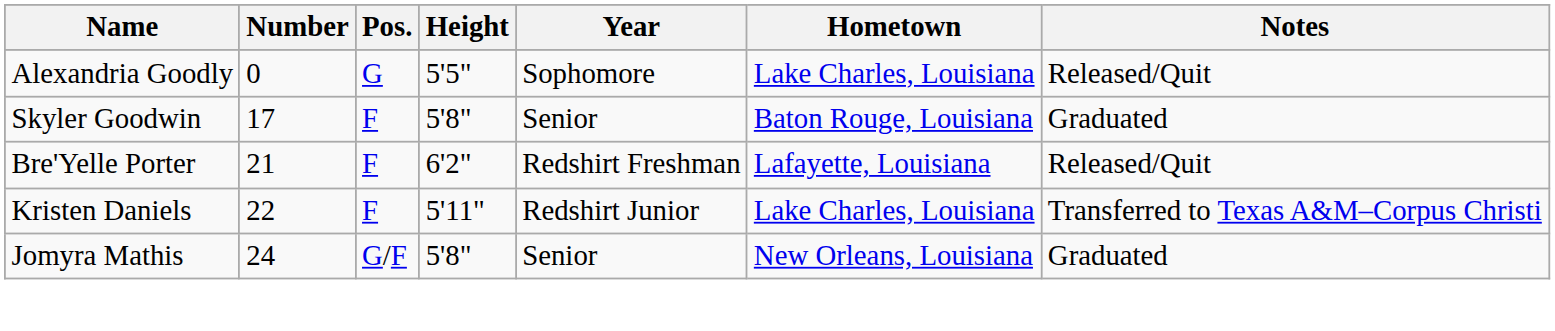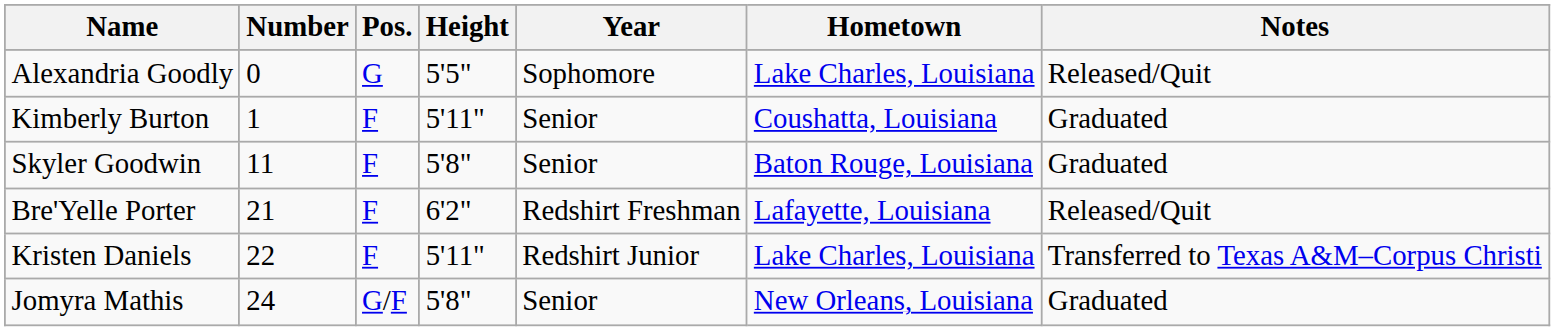+ row: (110, 118)
(261, 118) 17 -> (260, 164) 11
